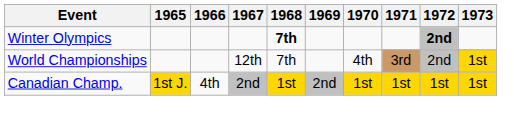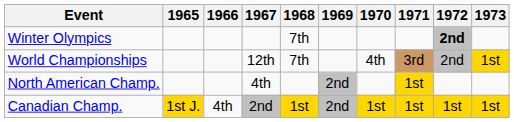(286, 38) bold -> (299, 38) normal
+ row: (84, 83)
